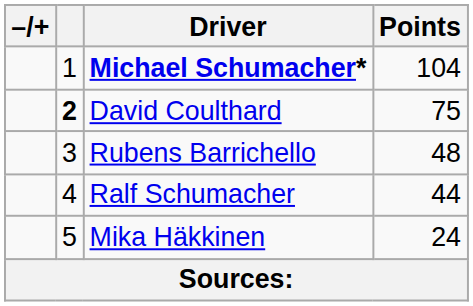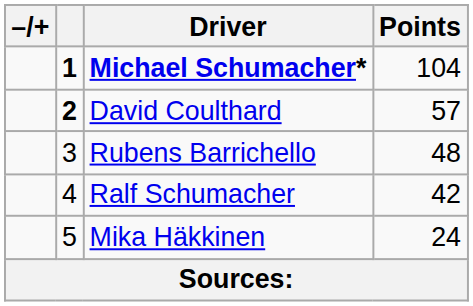(69, 68) normal -> (69, 68) bold
(446, 110) 75 -> (446, 110) 57
(446, 195) 44 -> (446, 195) 42
